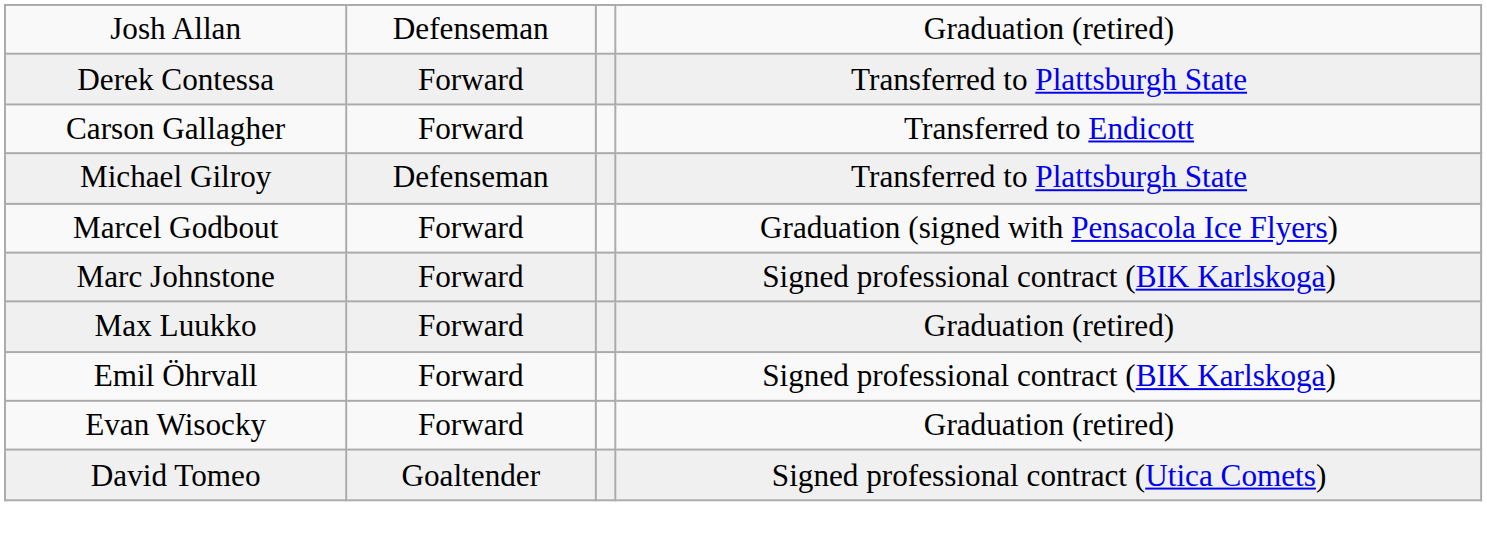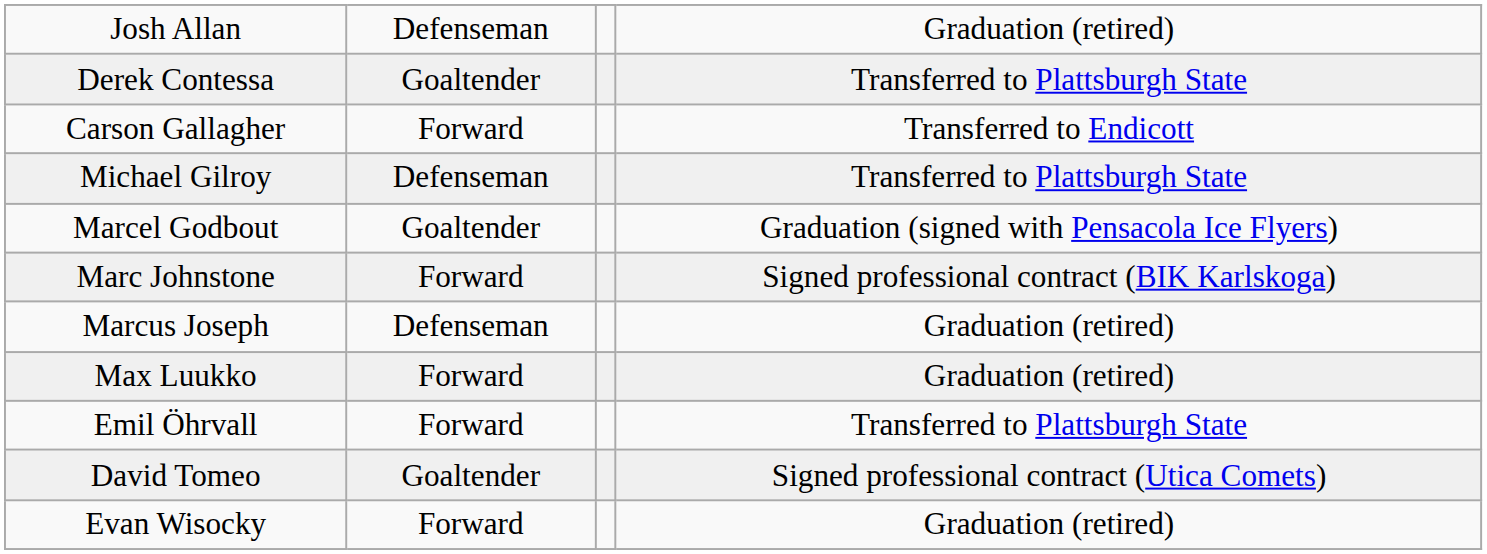(471, 78) Forward -> (471, 78) Goaltender
(471, 227) Forward -> (471, 227) Goaltender
+ row: (176, 326)
(1049, 375) Signed professional contract (BIK Karlskoga) -> (1049, 425) Transferred to Plattsburgh State
rows swapped: (176, 474) <-> (176, 425)
